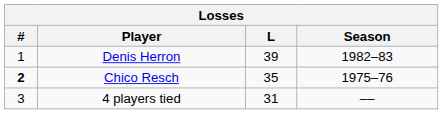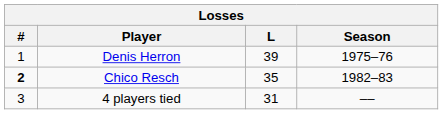(367, 57) 1982–83 -> (367, 57) 1975–76
(367, 78) 1975–76 -> (367, 78) 1982–83
